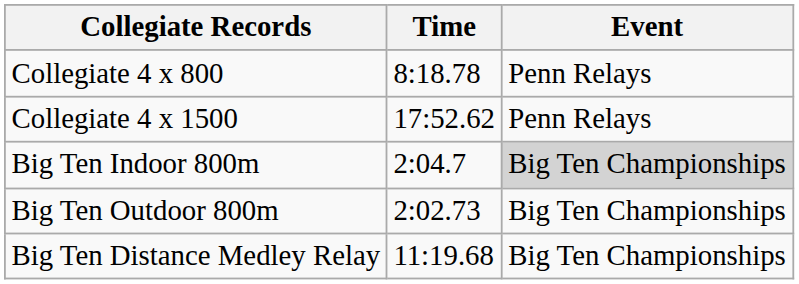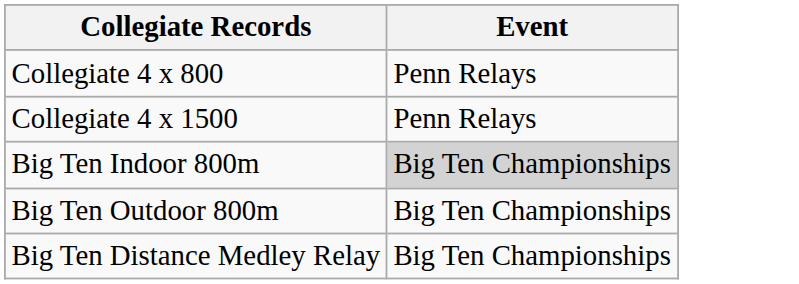- column: (444, 27)
